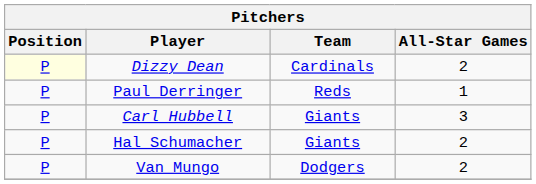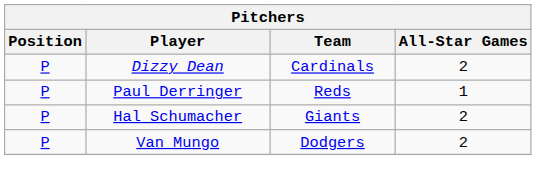(45, 67) lightyellow background -> (45, 67) no background
- row: (178, 117)
